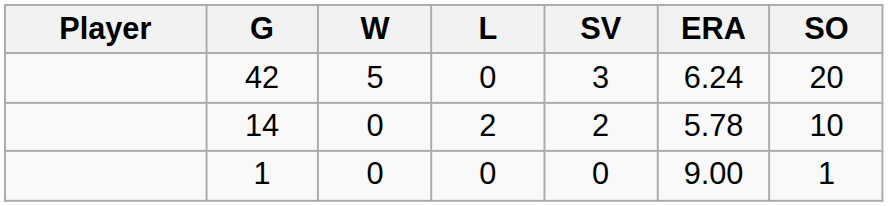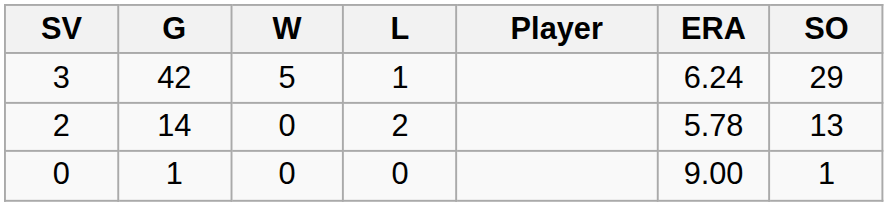columns swapped: (105, 28) <-> (601, 28)
(488, 77) 0 -> (400, 77) 1
(826, 77) 20 -> (826, 77) 29
(826, 126) 10 -> (826, 126) 13
